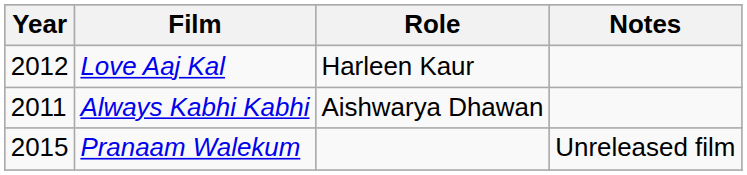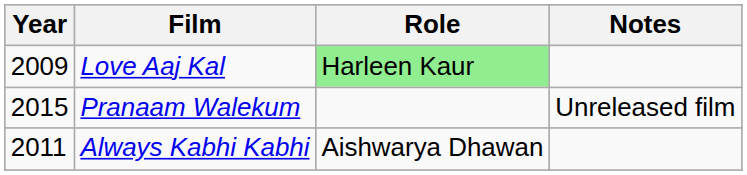(40, 66) 2012 -> (40, 66) 2009
(398, 66) no background -> (398, 66) lightgreen background
rows swapped: (195, 107) <-> (190, 148)
